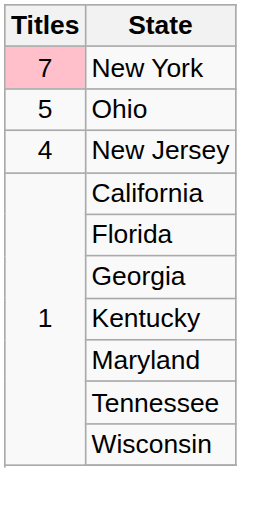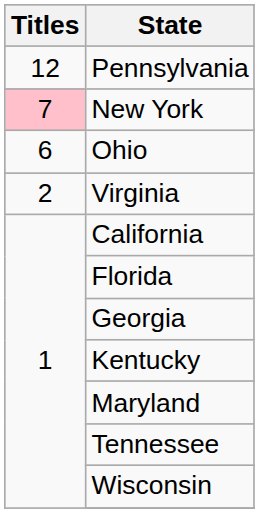+ row: (170, 67)
(45, 109) 5 -> (45, 151) 6
- row: (161, 151)
+ row: (135, 192)
